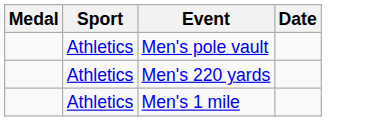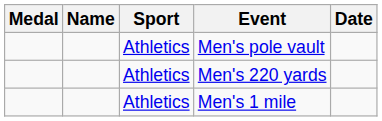+ column: (91, 19)
